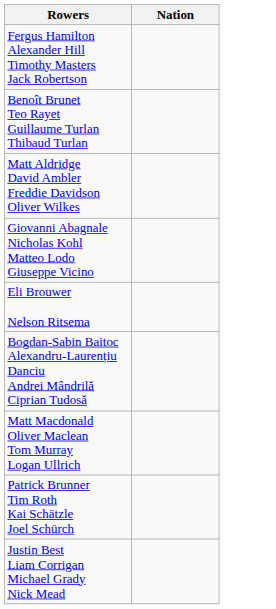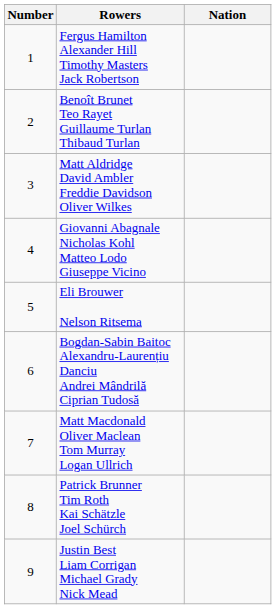+ column: (30, 14)
